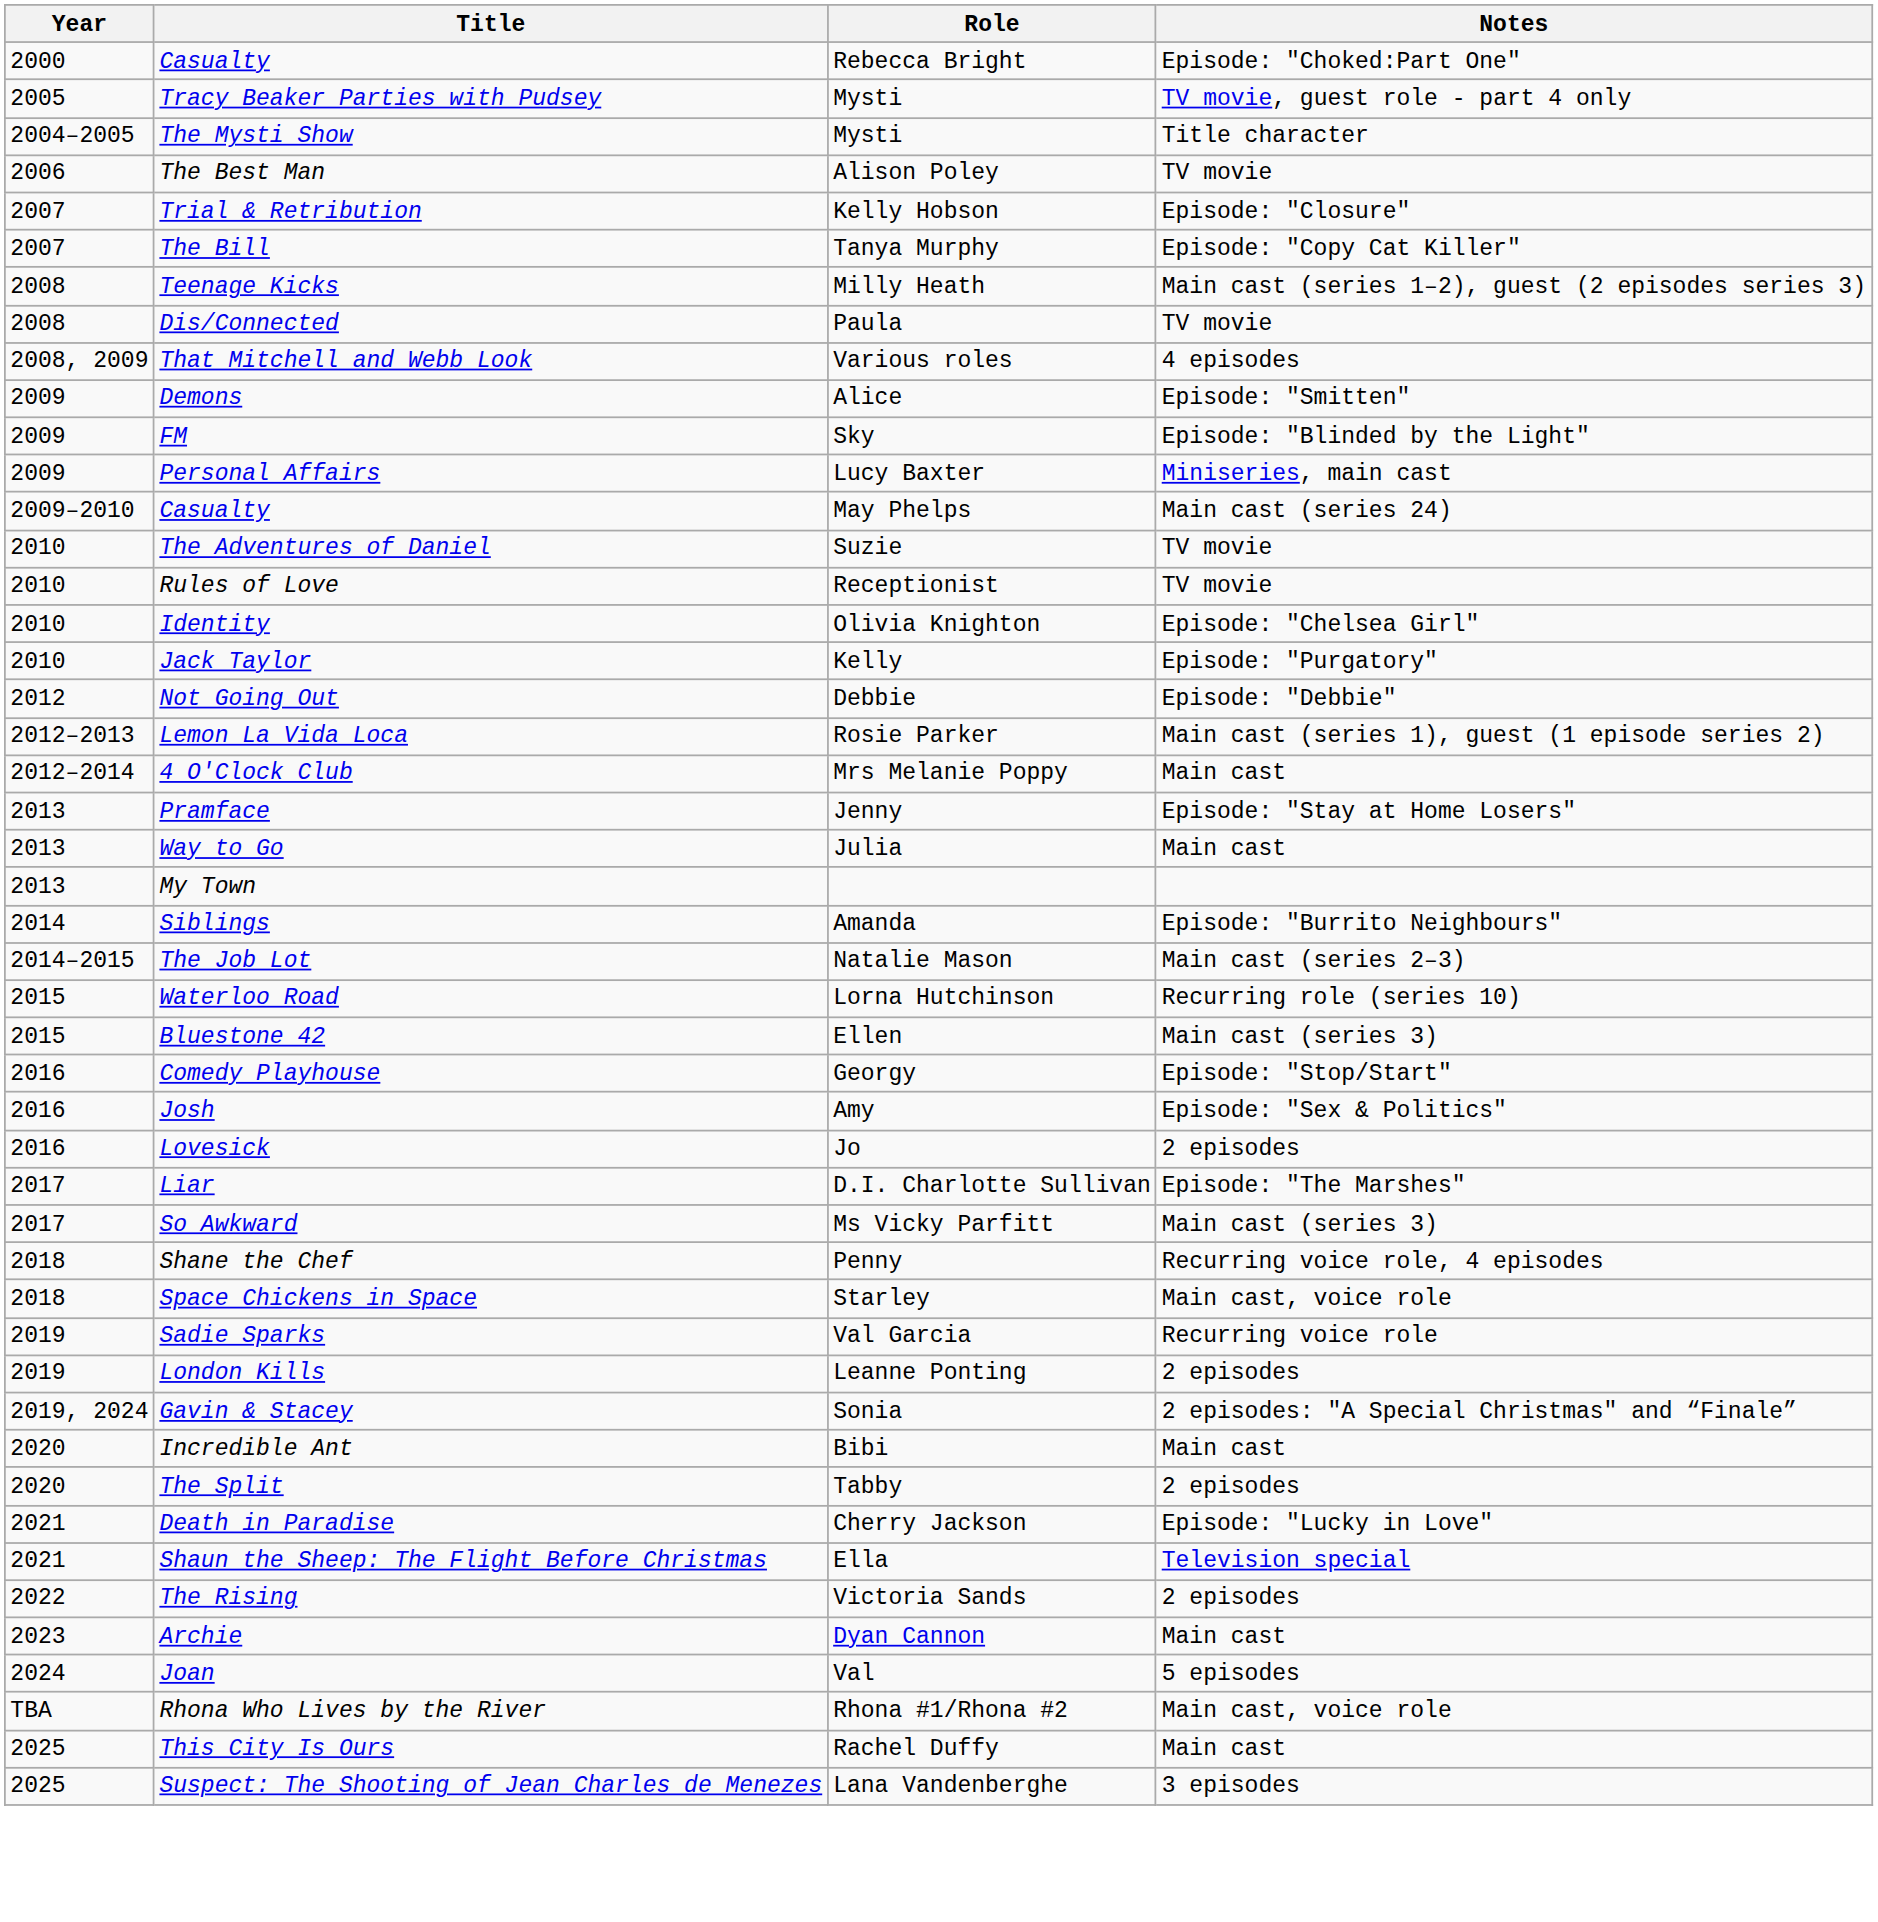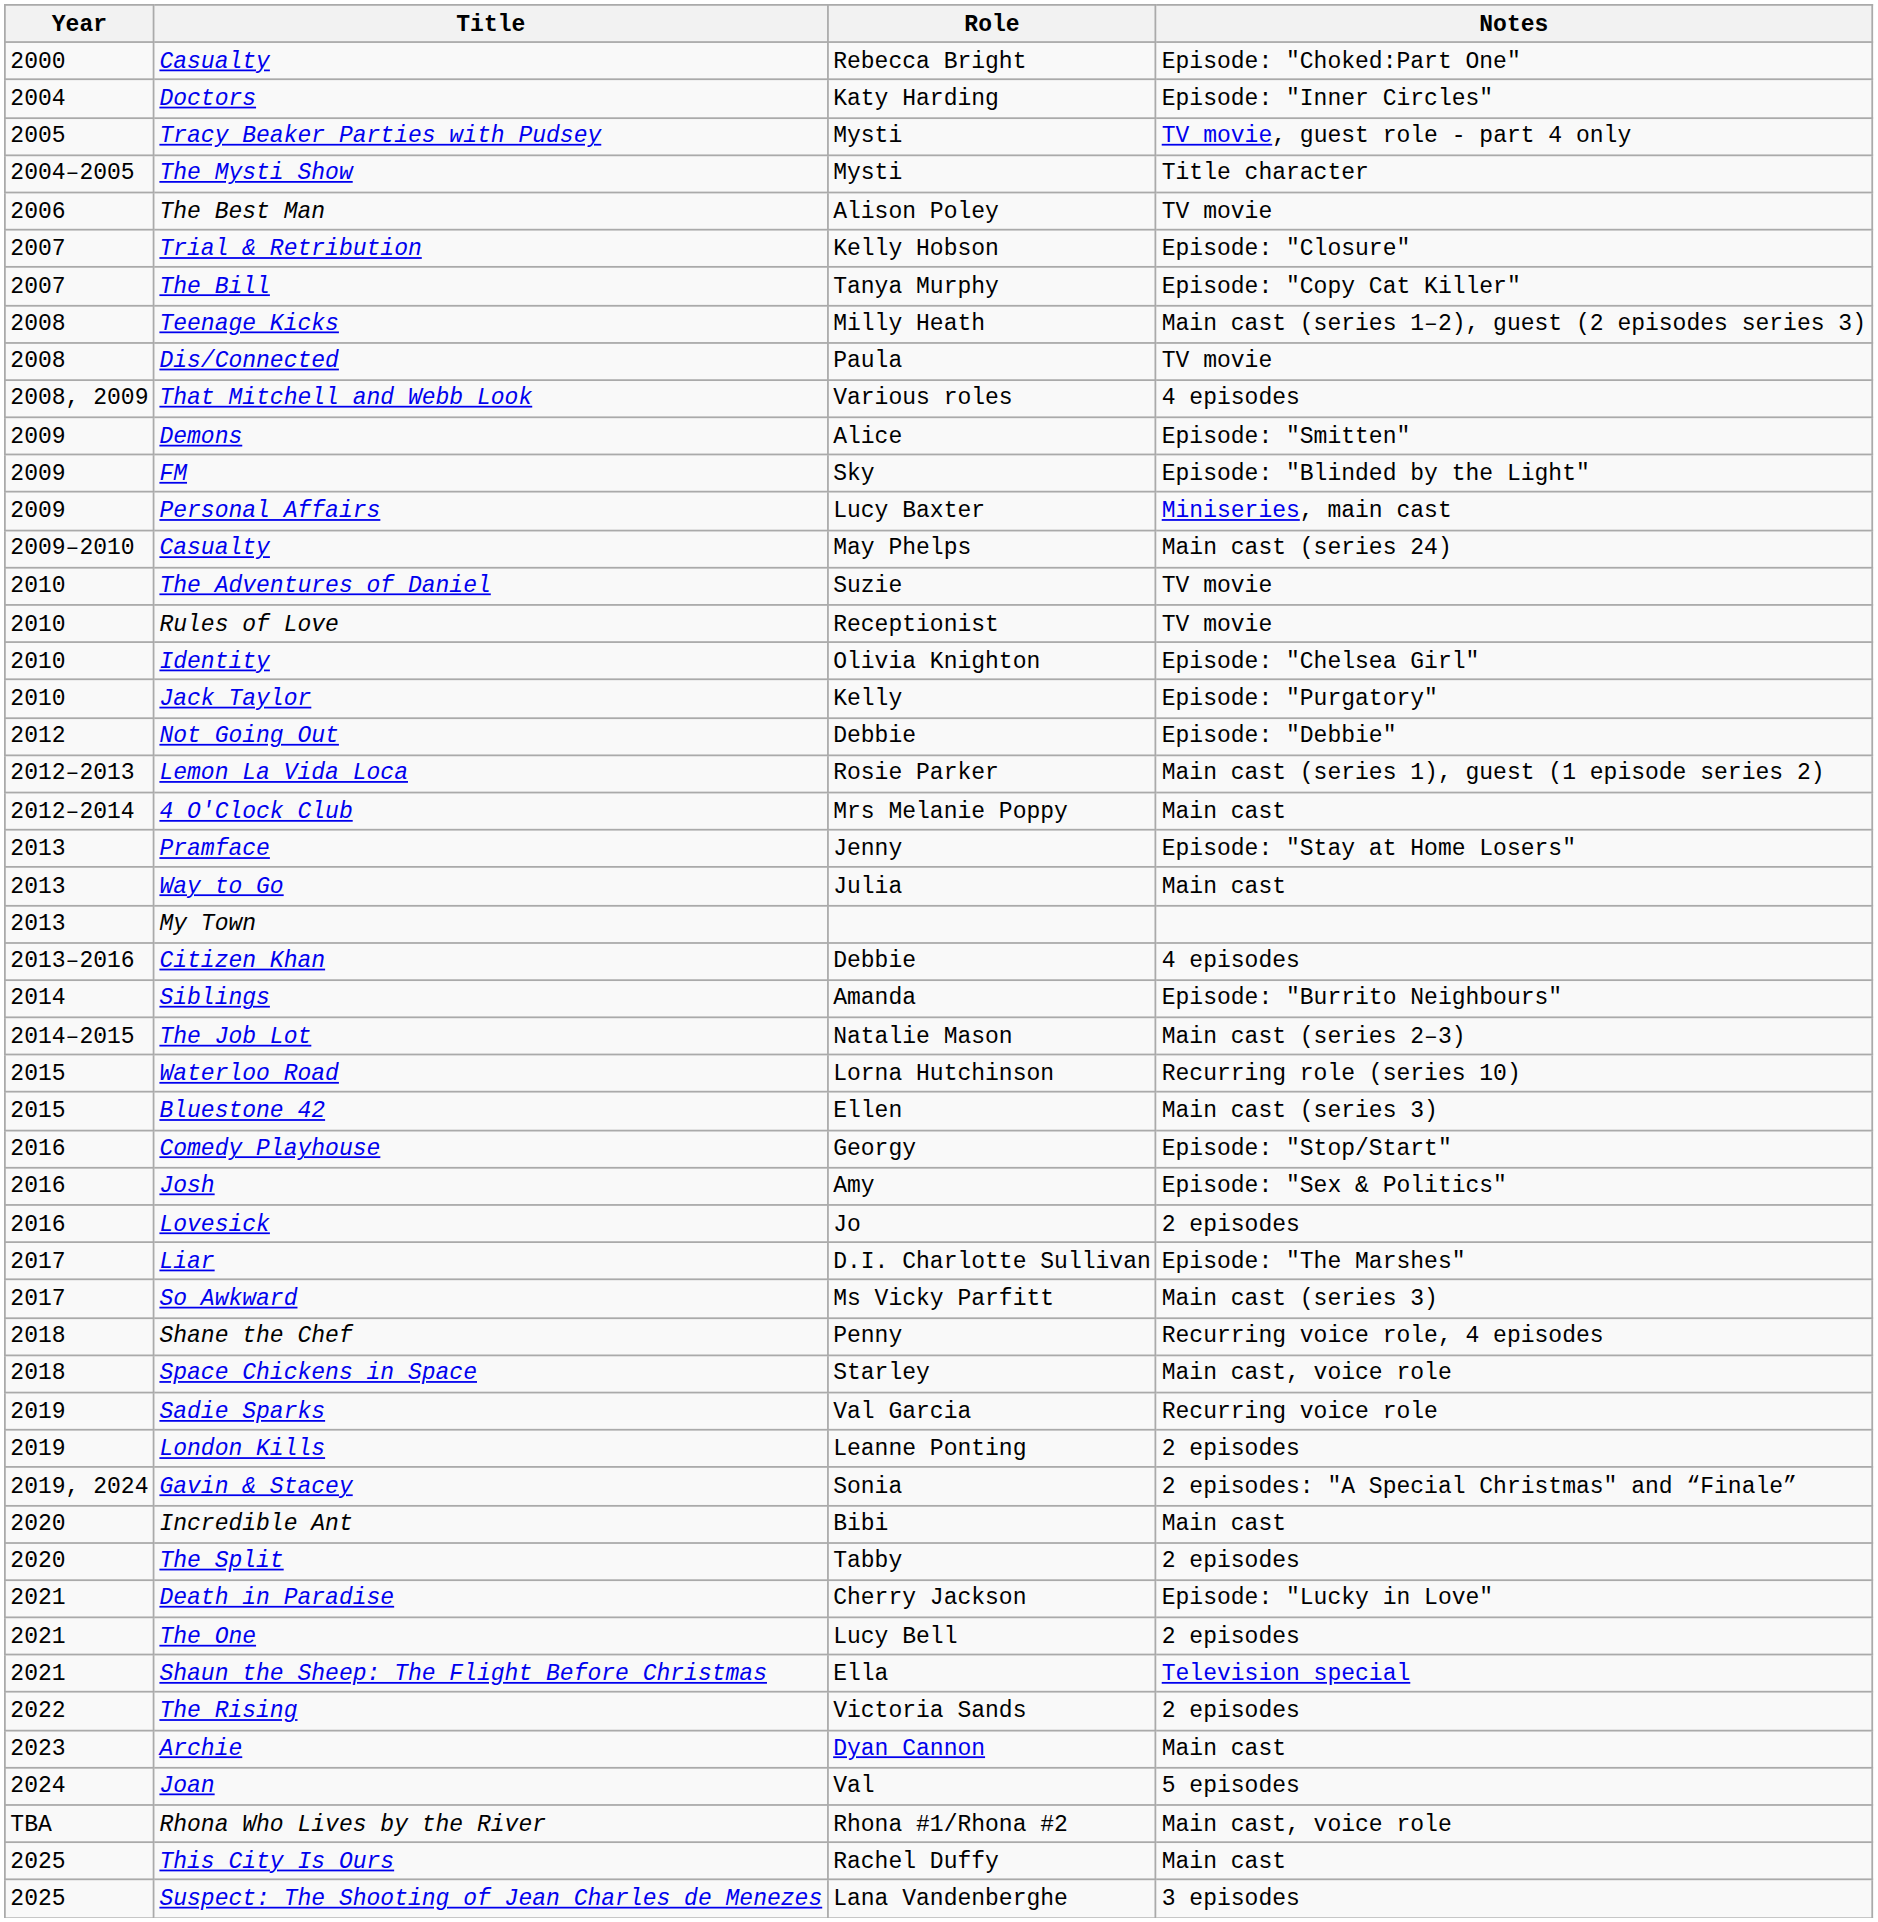+ row: (208, 99)
+ row: (242, 961)
+ row: (208, 1636)
